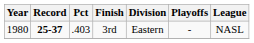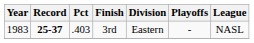(18, 30) 1980 -> (18, 30) 1983
